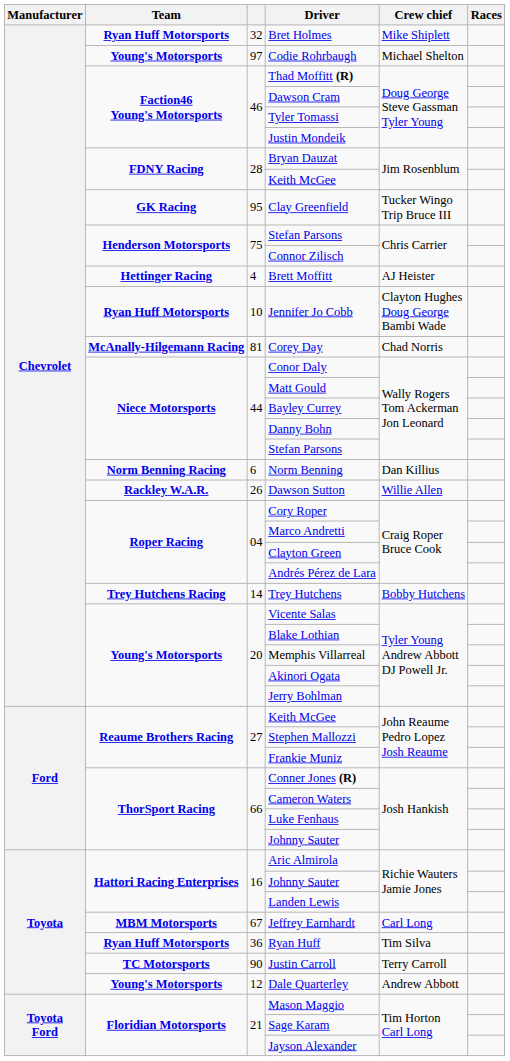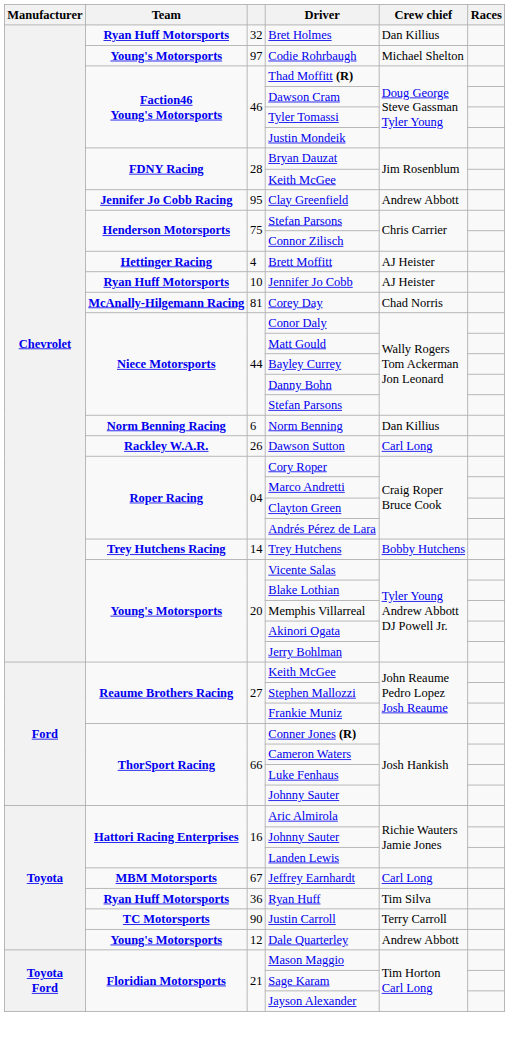(416, 35) Mike Shiplett -> (411, 35) Dan Killius
(166, 207) GK Racing -> (166, 199) Jennifer Jo Cobb Racing
(417, 207) Tucker Wingo Trip Bruce III -> (420, 199) Andrew Abbott
(422, 311) Clayton Hughes Doug George Bambi Wade -> (408, 282) AJ Heister
(412, 490) Willie Allen -> (407, 446) Carl Long
